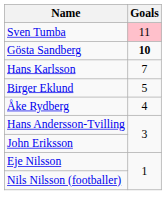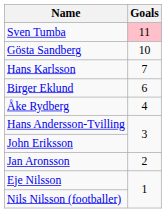(144, 50) bold -> (144, 50) normal
(144, 87) 5 -> (144, 87) 6
+ row: (38, 161)
